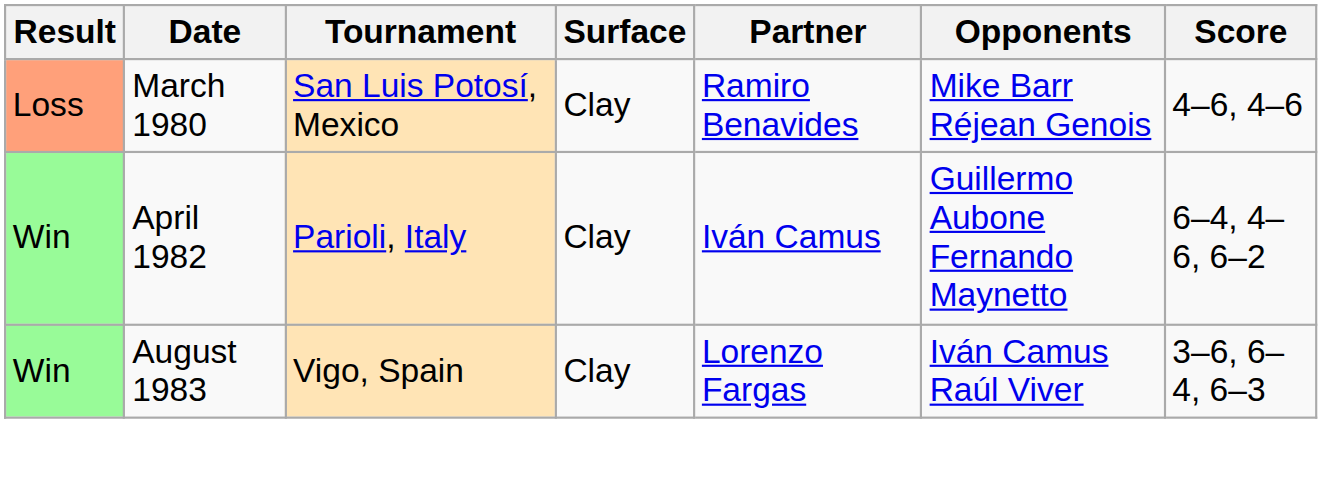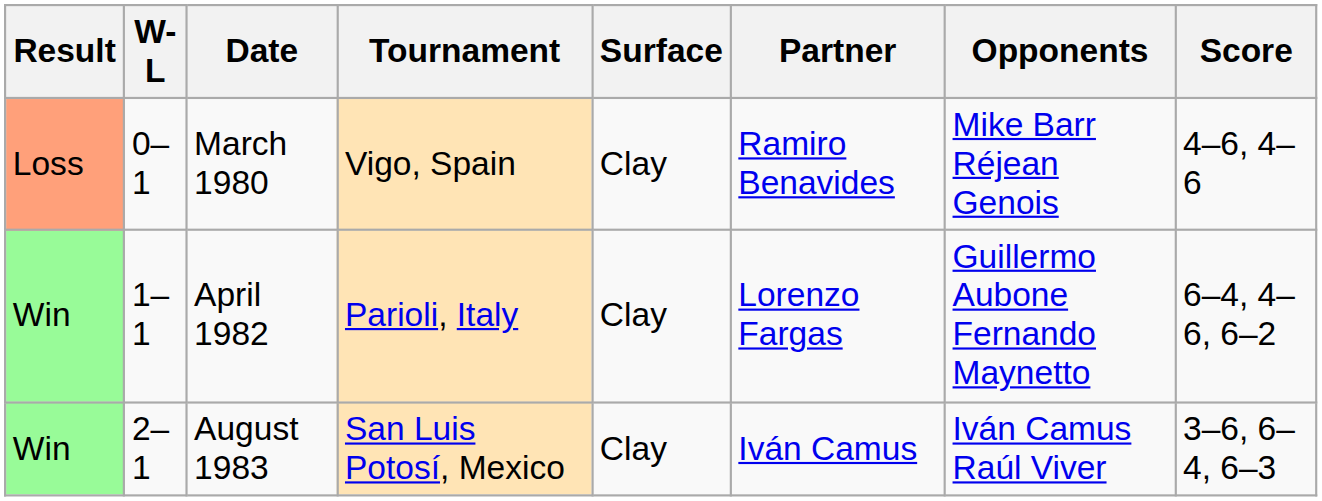+ column: (155, 50)
(415, 105) San Luis Potosí, Mexico -> (430, 163) Vigo, Spain
(791, 237) Iván Camus -> (799, 314) Lorenzo Fargas
(378, 369) Vigo, Spain -> (455, 447) San Luis Potosí, Mexico
(762, 369) Lorenzo Fargas -> (828, 447) Iván Camus
